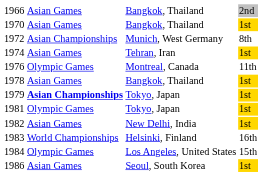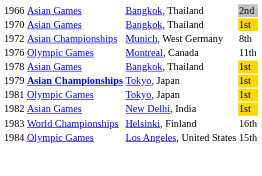- row: (14, 53)
- row: (14, 165)
